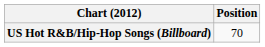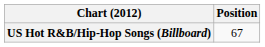(237, 32) 70 -> (237, 32) 67
